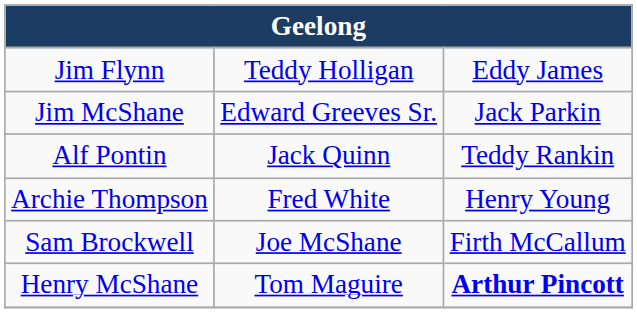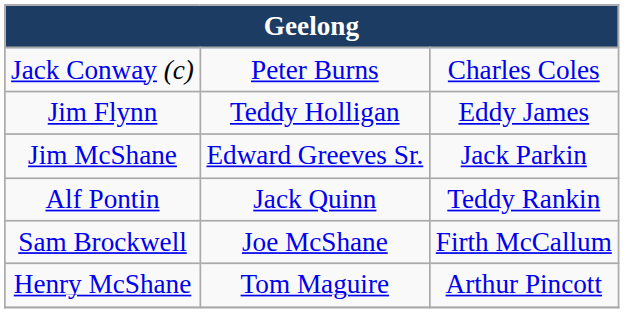+ row: (103, 69)
- row: (109, 198)
(538, 284) bold -> (524, 284) normal
